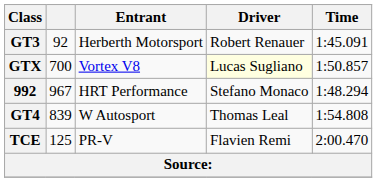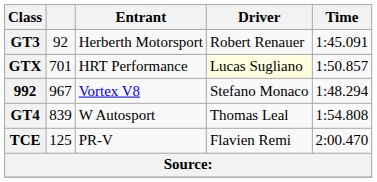(60, 66) 700 -> (60, 66) 701
(109, 66) Vortex V8 -> (133, 66) HRT Performance
(133, 91) HRT Performance -> (109, 91) Vortex V8
